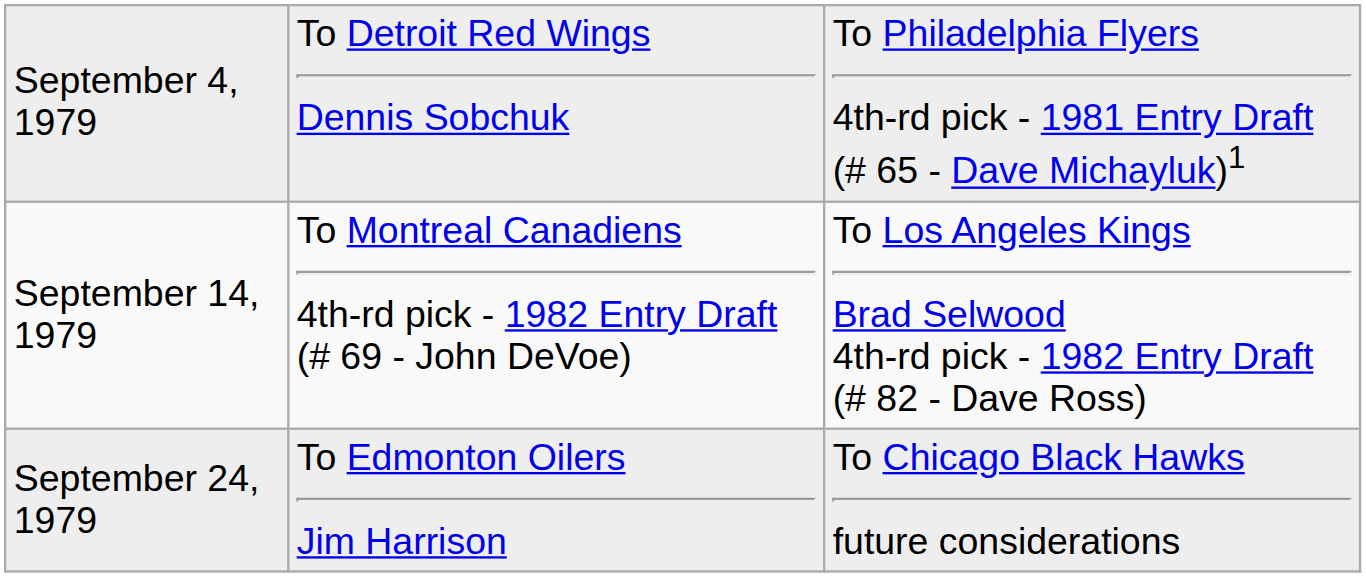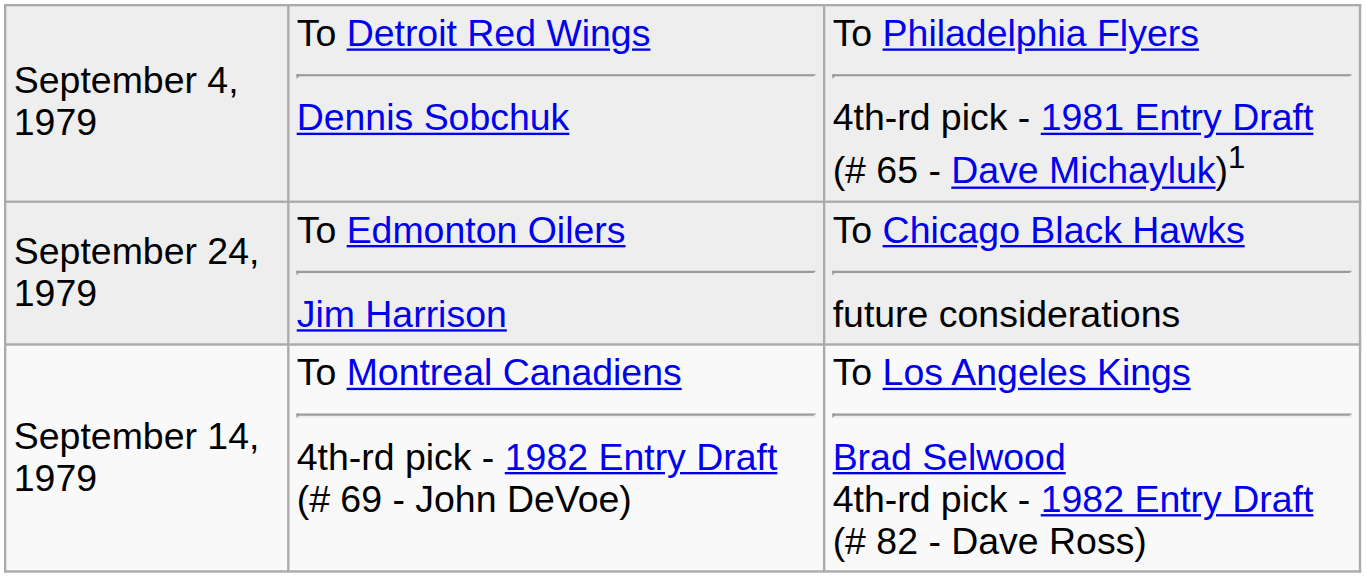rows swapped: (137, 314) <-> (137, 500)
